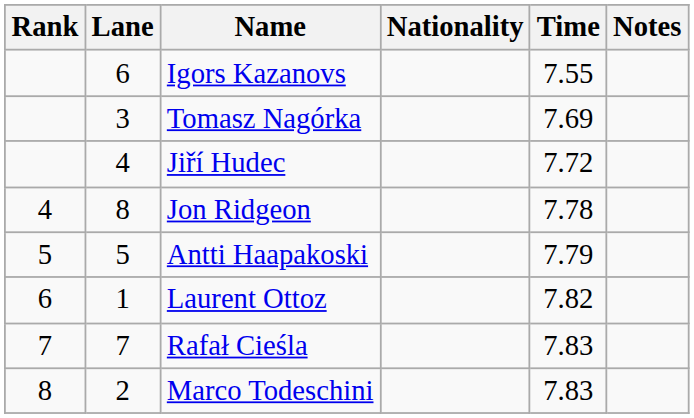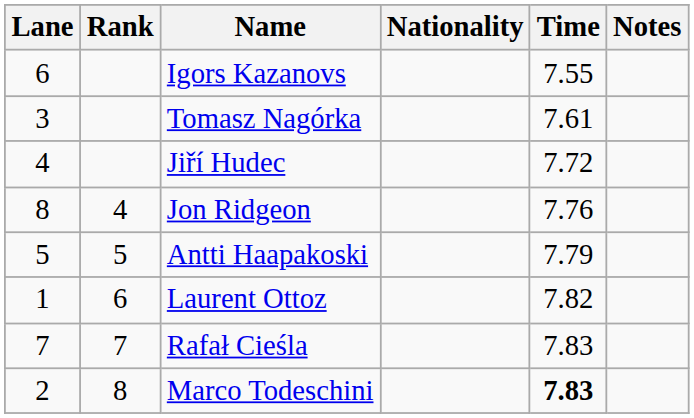columns swapped: (45, 27) <-> (123, 27)
(568, 118) 7.69 -> (568, 118) 7.61
(568, 208) 7.78 -> (568, 208) 7.76
(568, 390) normal -> (568, 390) bold
